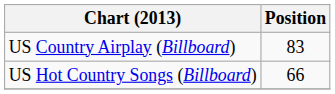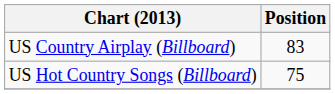(295, 74) 66 -> (295, 74) 75
